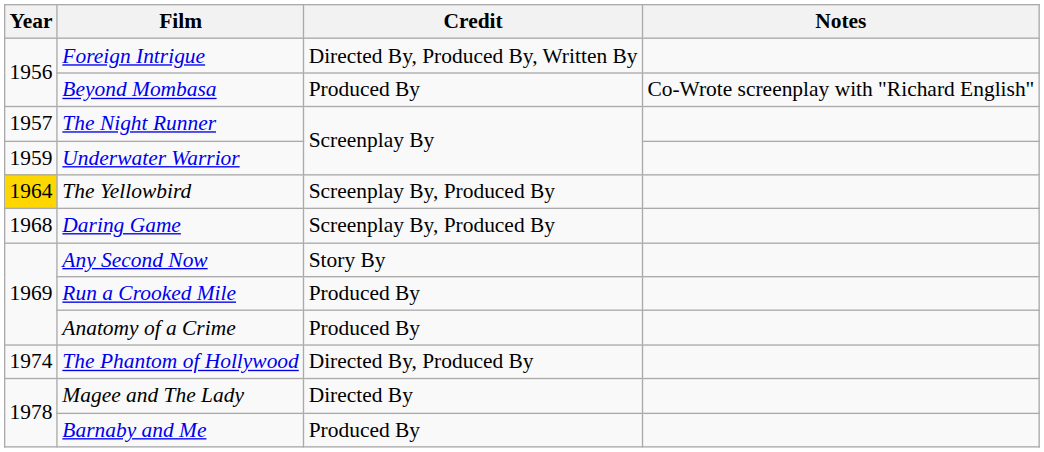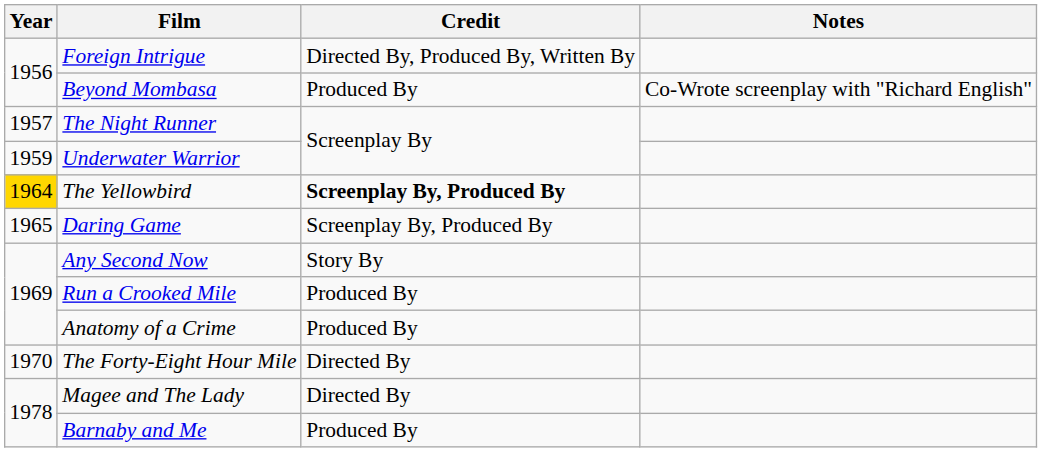(432, 191) normal -> (436, 191) bold
(31, 225) 1968 -> (31, 225) 1965
+ row: (179, 361)
- row: (181, 361)
